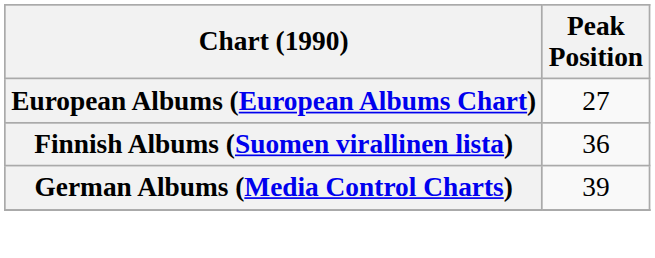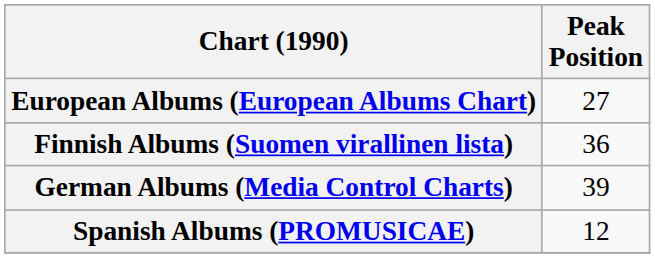+ row: (274, 230)
